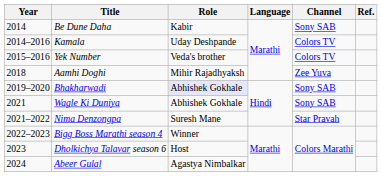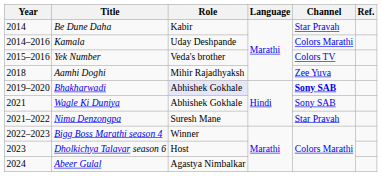(315, 27) Sony SAB -> (317, 27) Star Pravah
(315, 42) Colors TV -> (324, 42) Colors Marathi
(315, 88) normal -> (315, 88) bold
